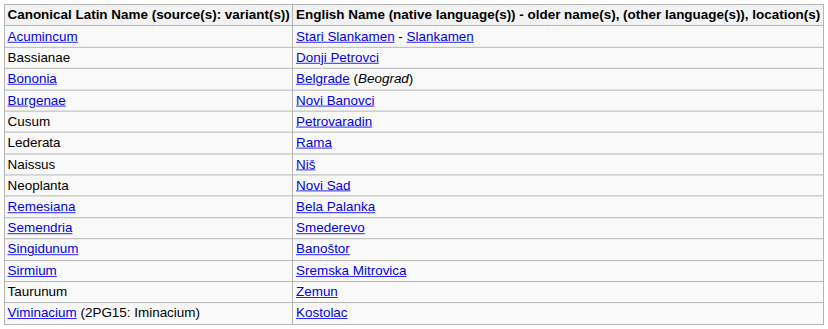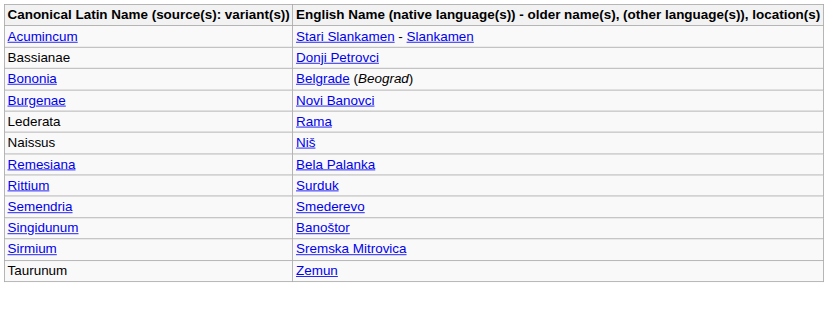- row: (29, 121)
- row: (38, 185)
+ row: (28, 185)
- row: (104, 313)
